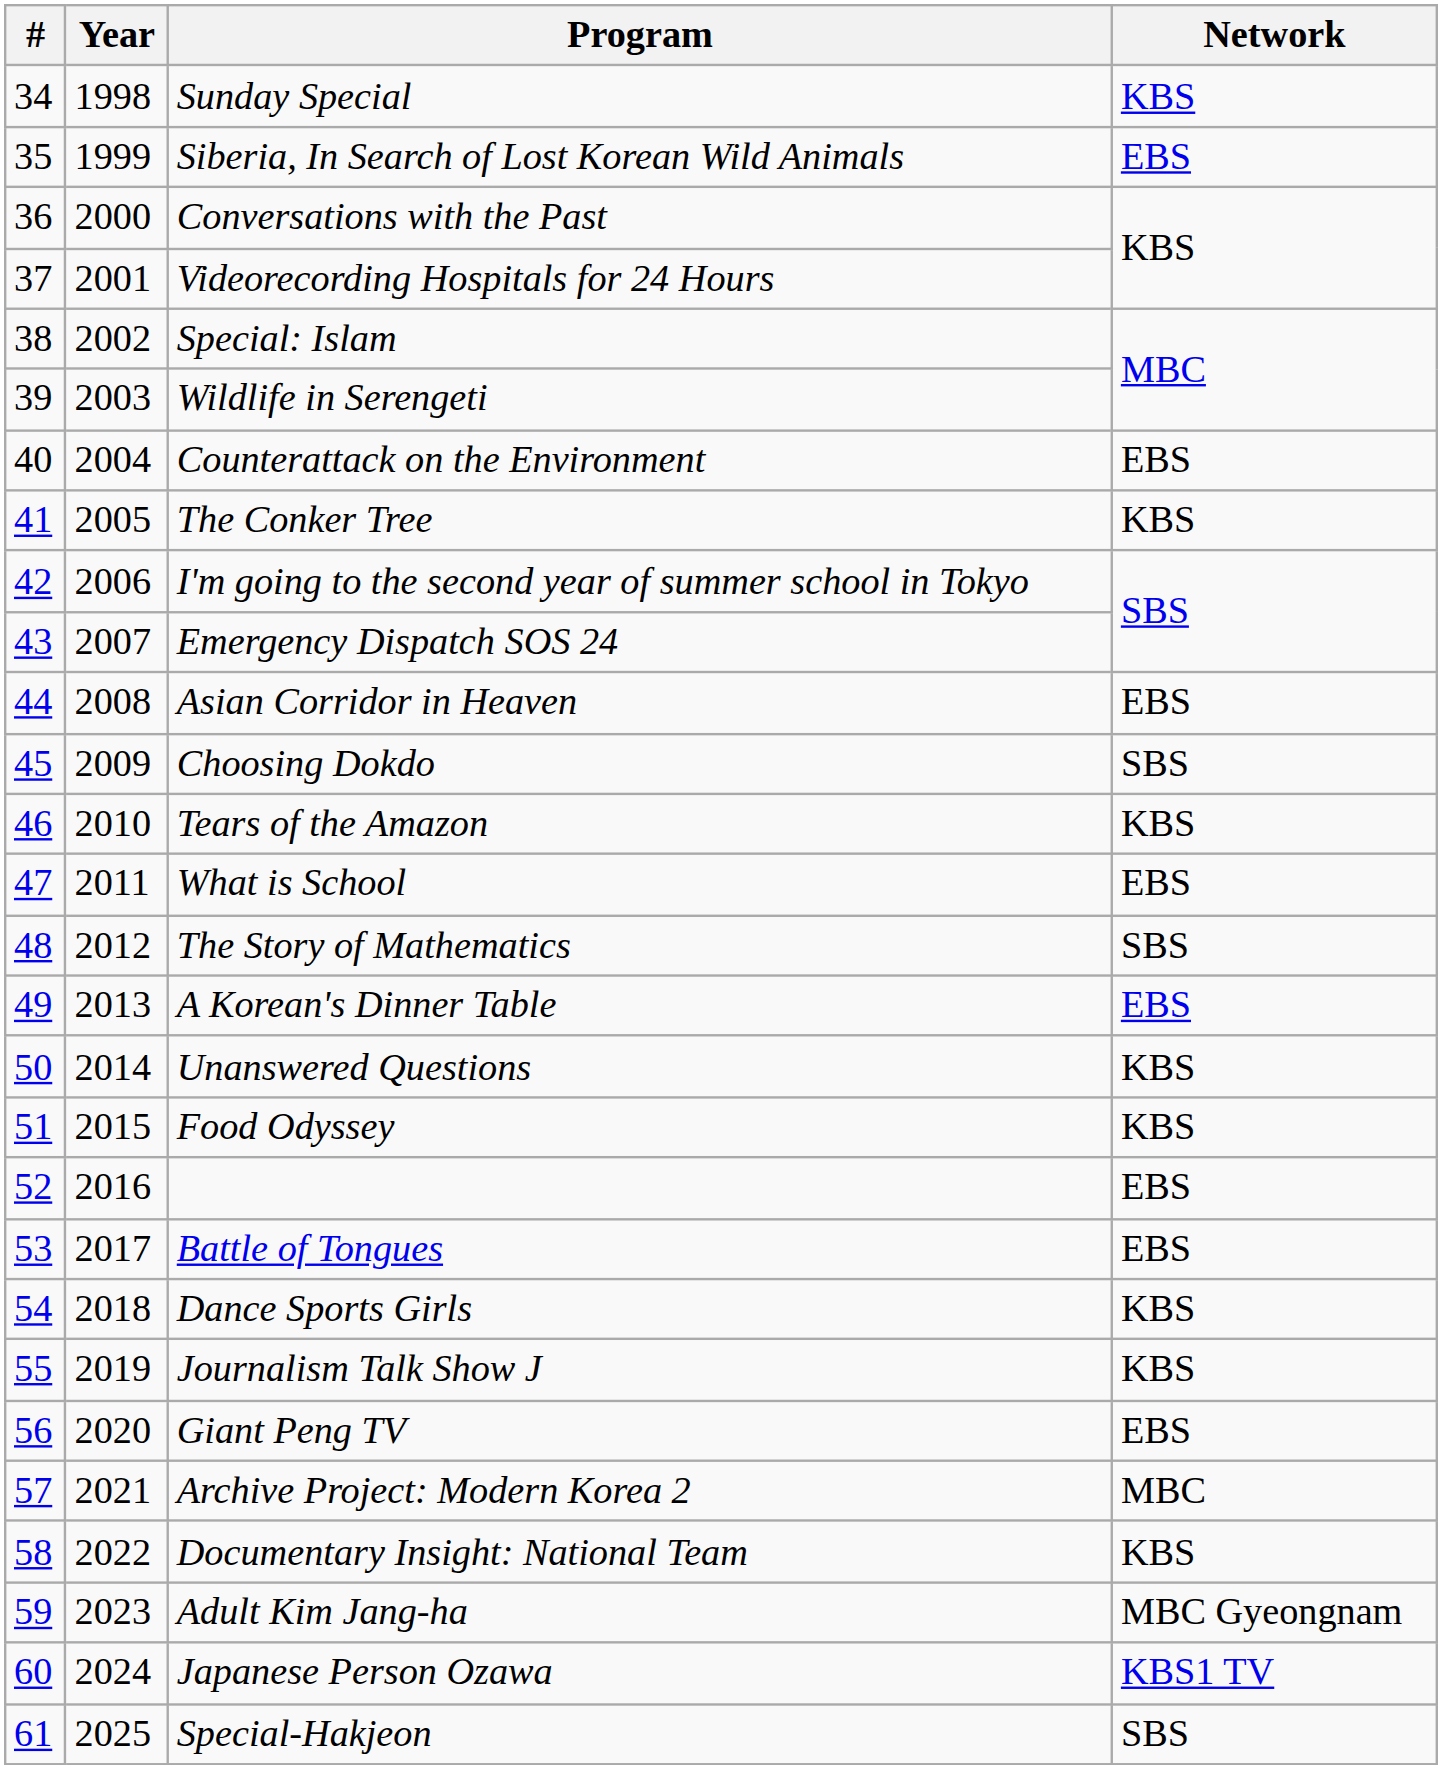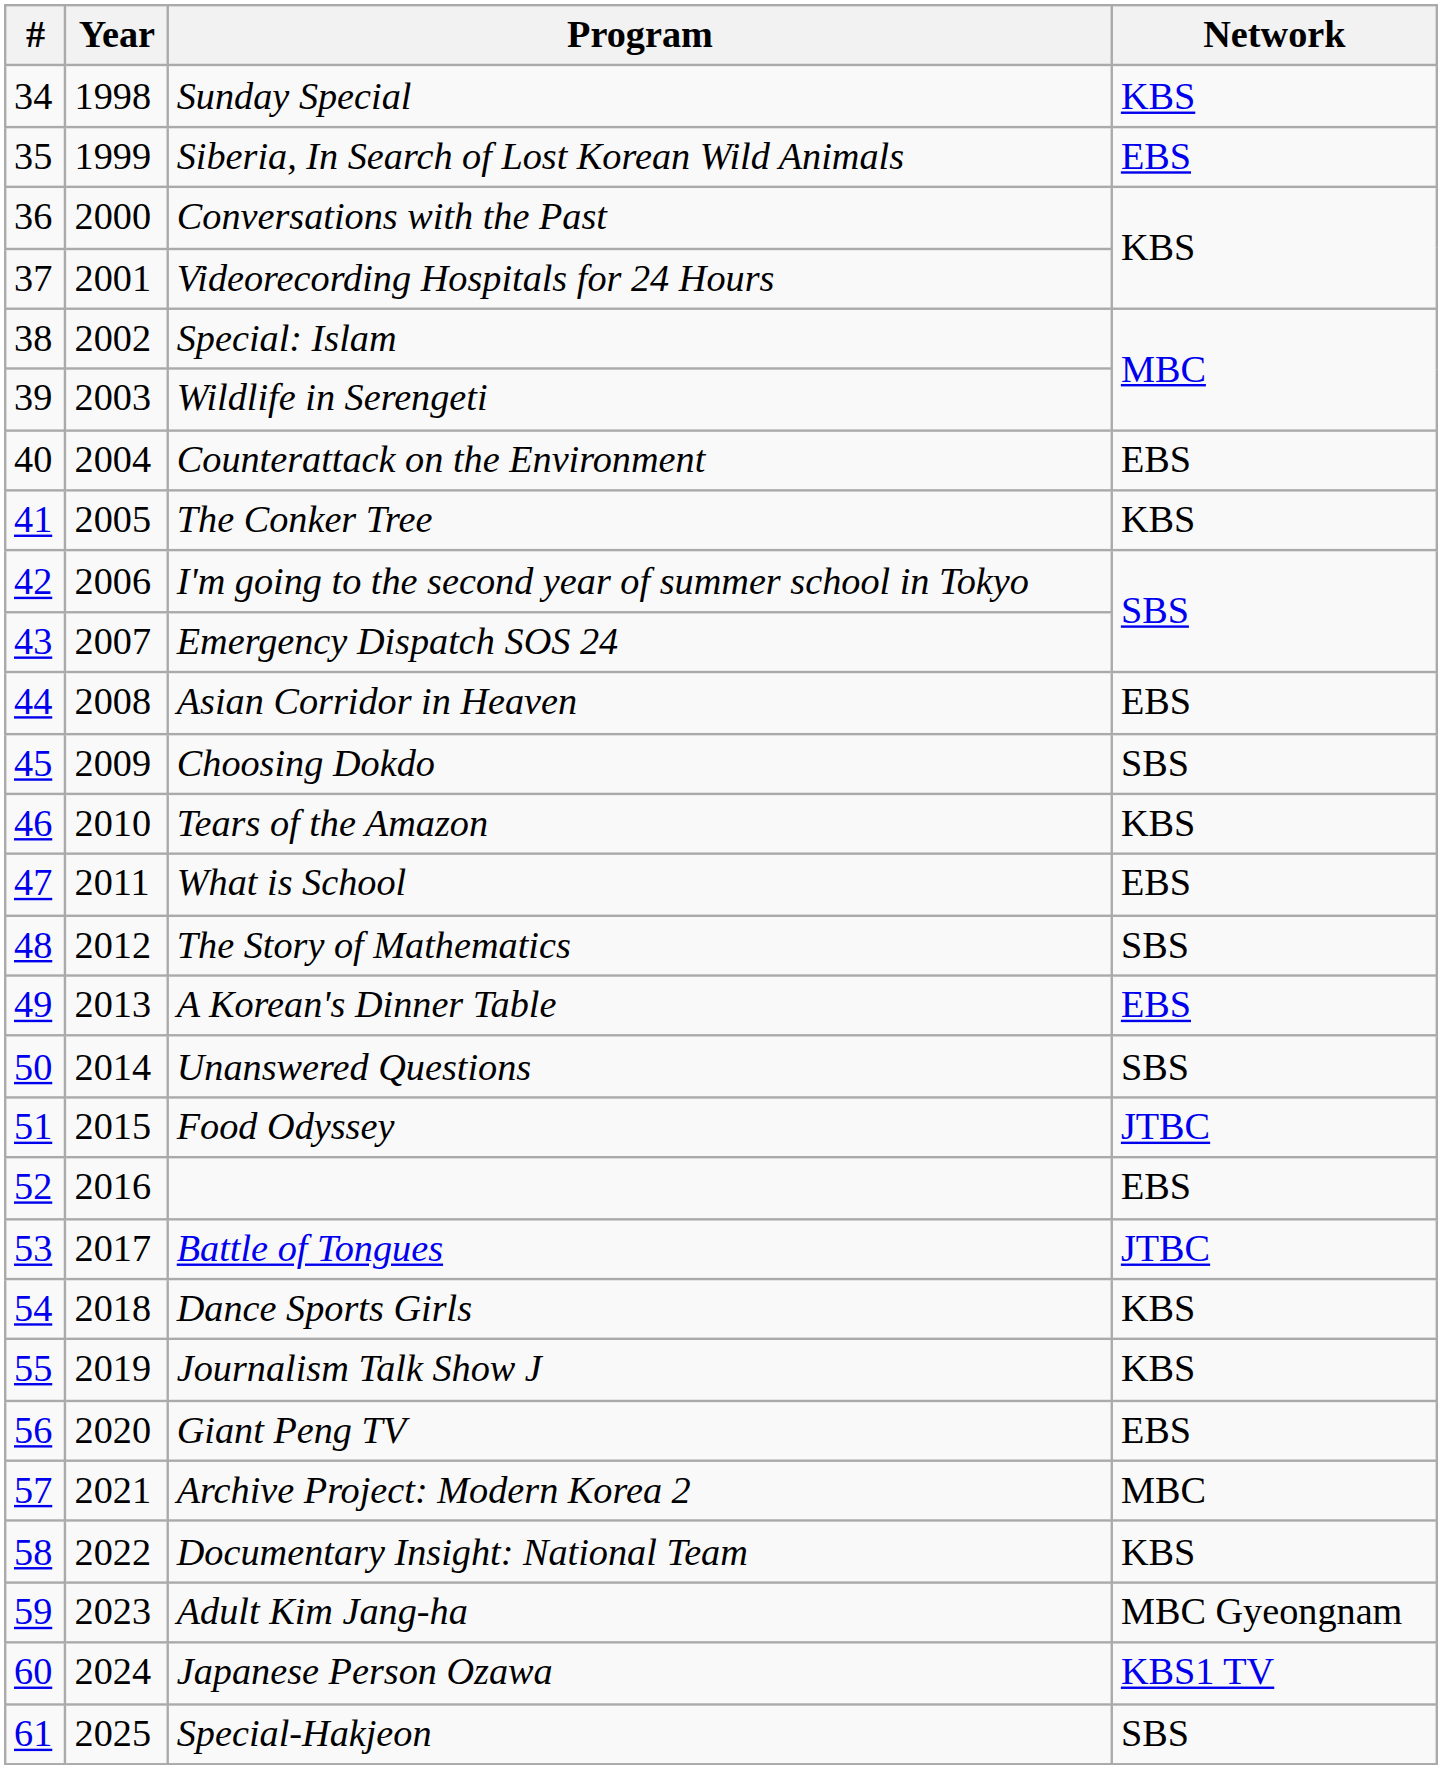(1158, 1065) KBS -> (1155, 1065) SBS
(1158, 1126) KBS -> (1166, 1126) JTBC
(1156, 1247) EBS -> (1166, 1247) JTBC
